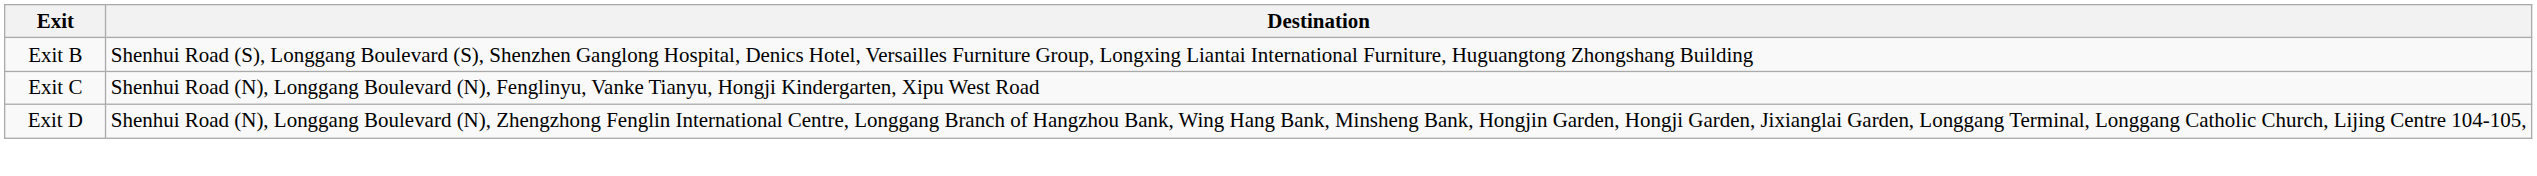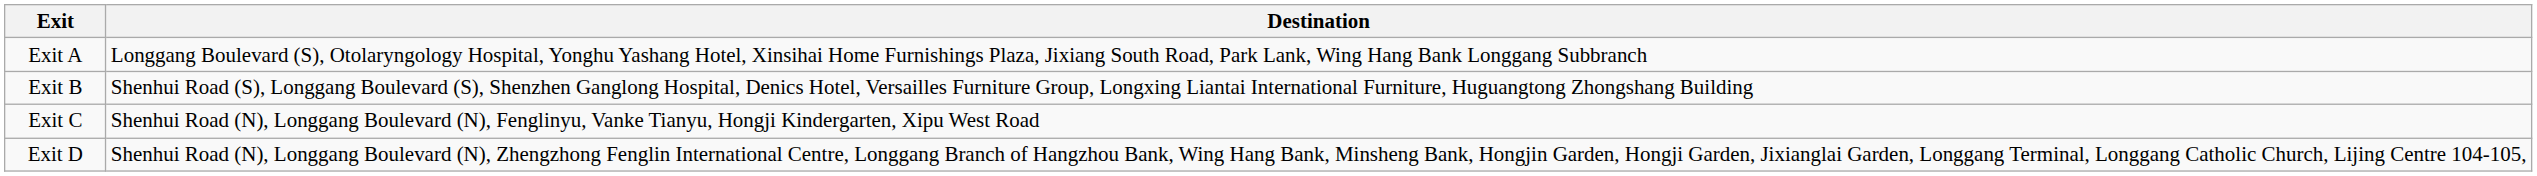+ row: (55, 54)
